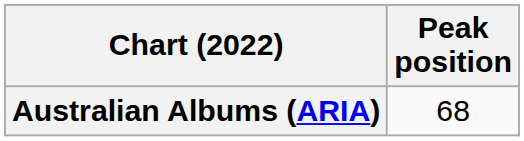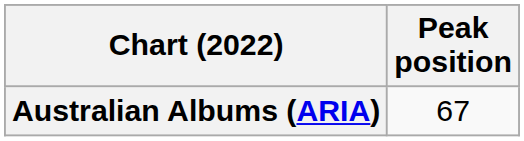(453, 110) 68 -> (453, 110) 67
